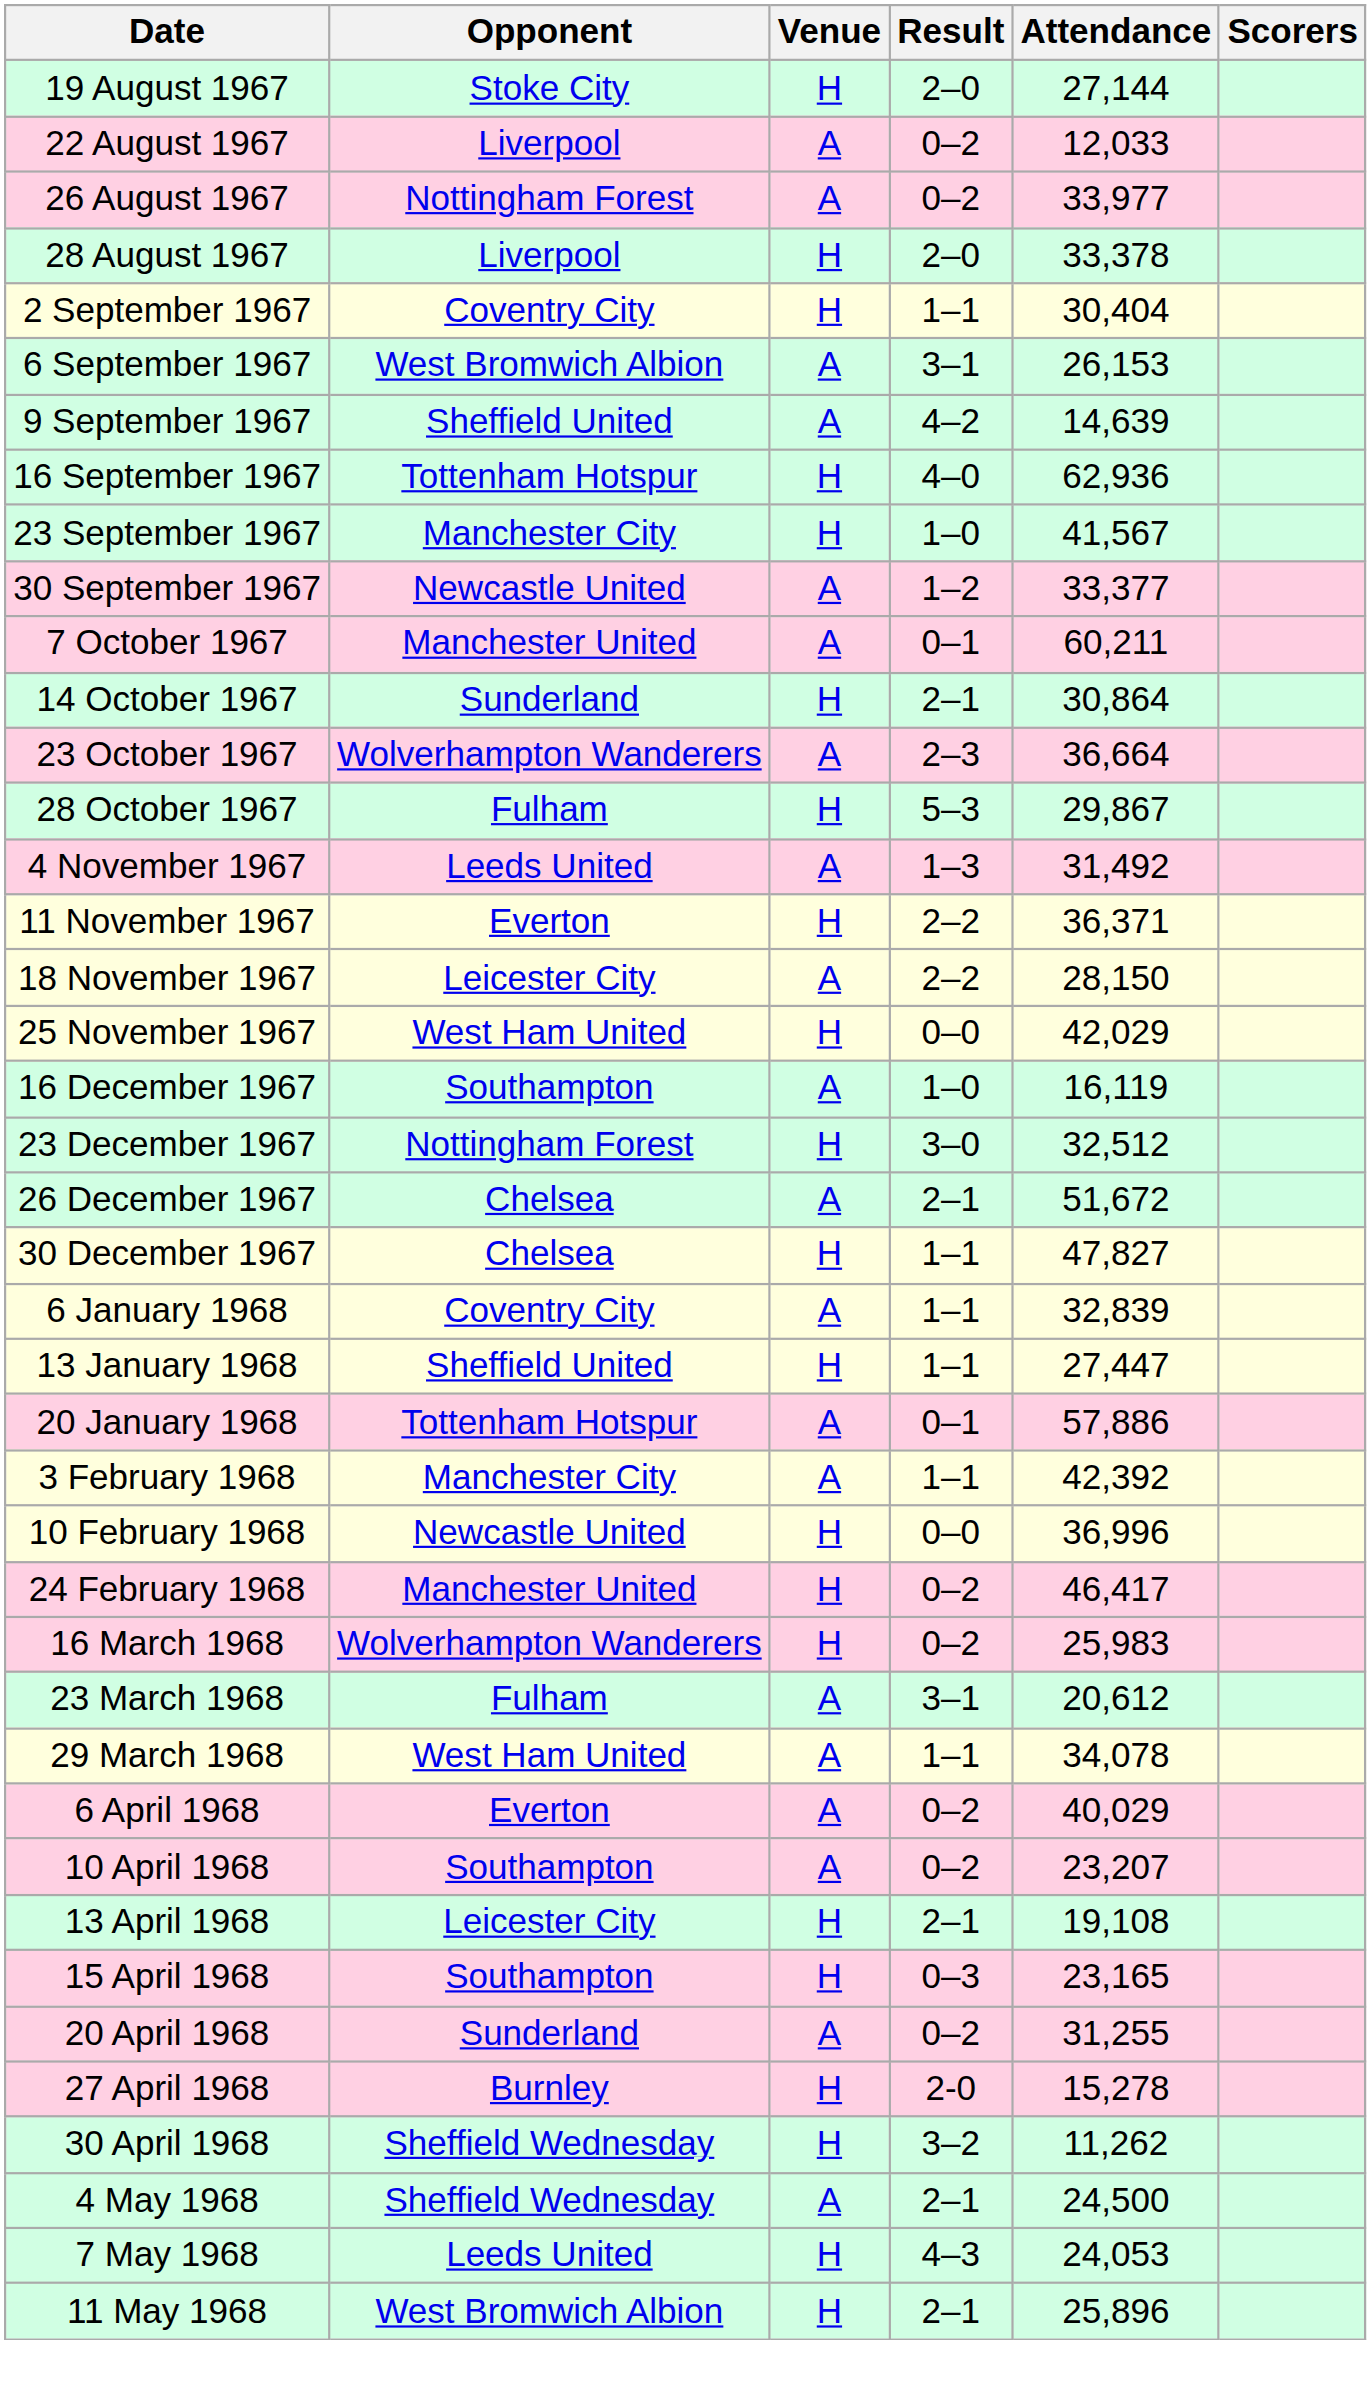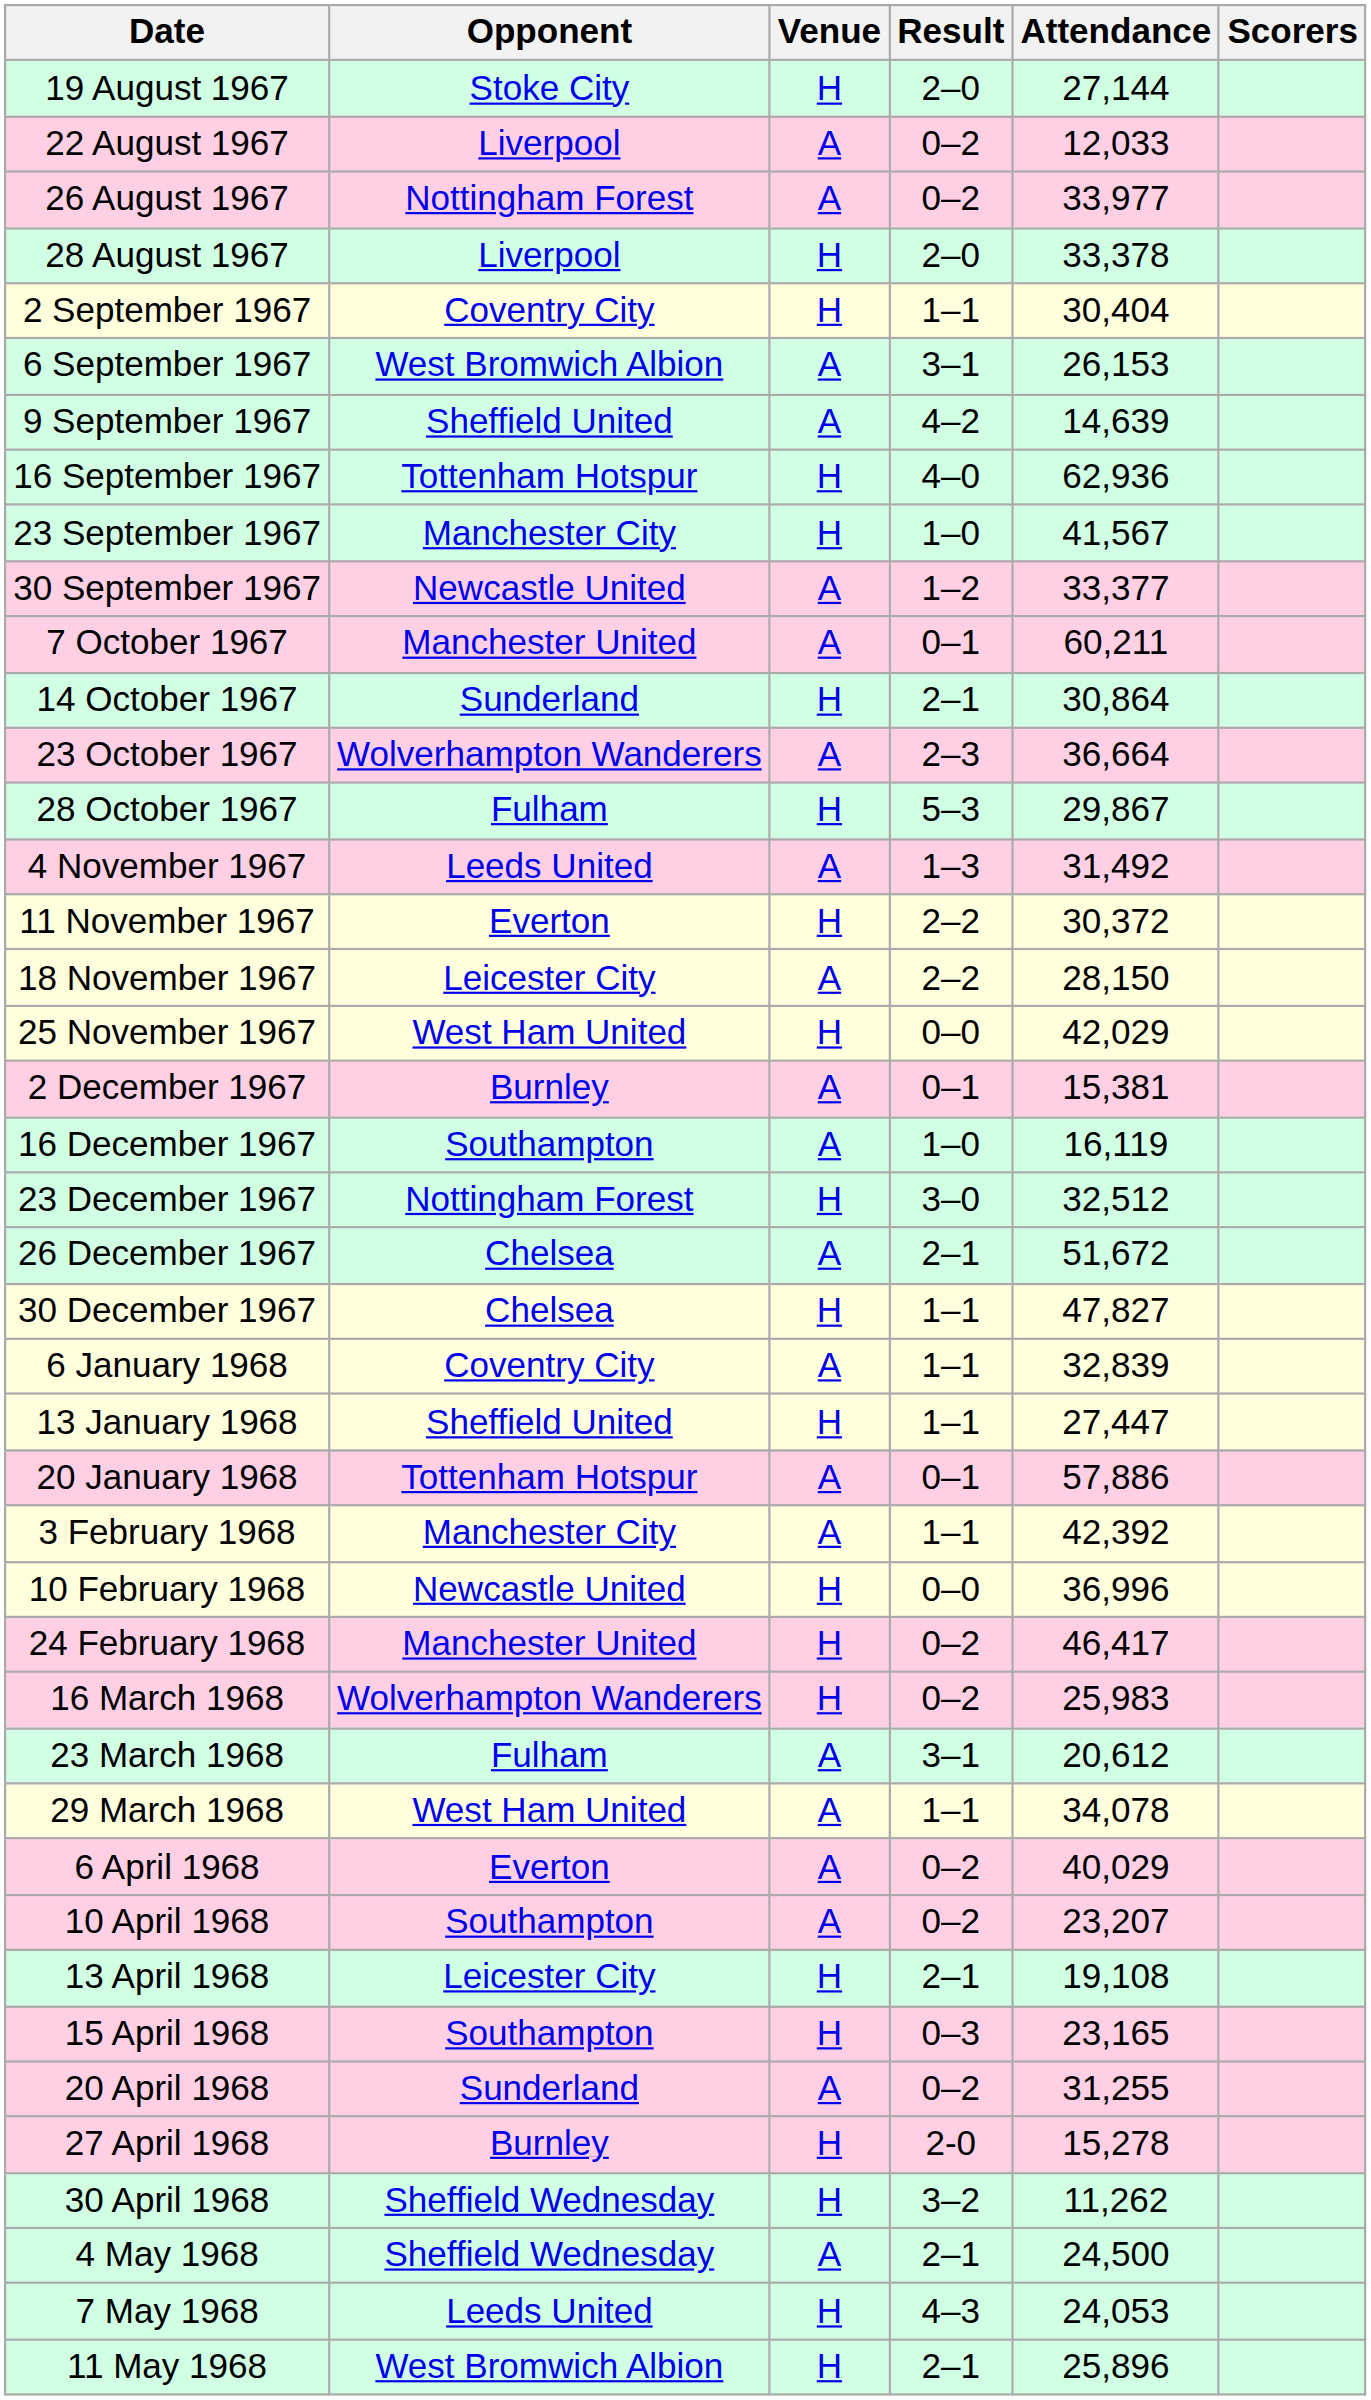(1116, 921) 36,371 -> (1116, 921) 30,372
+ row: (167, 1088)
